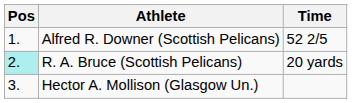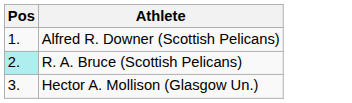- column: (315, 16)
